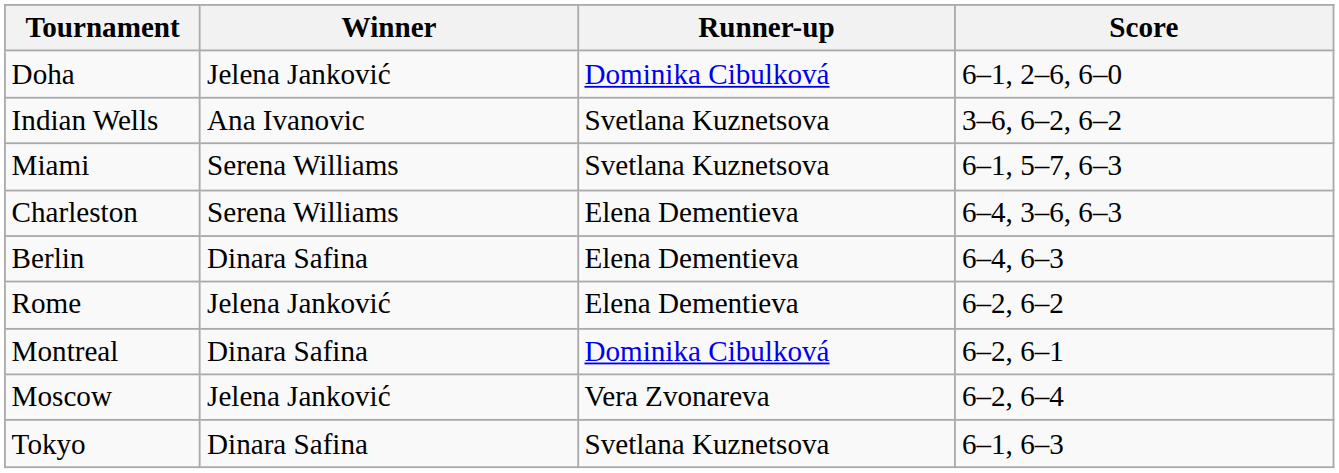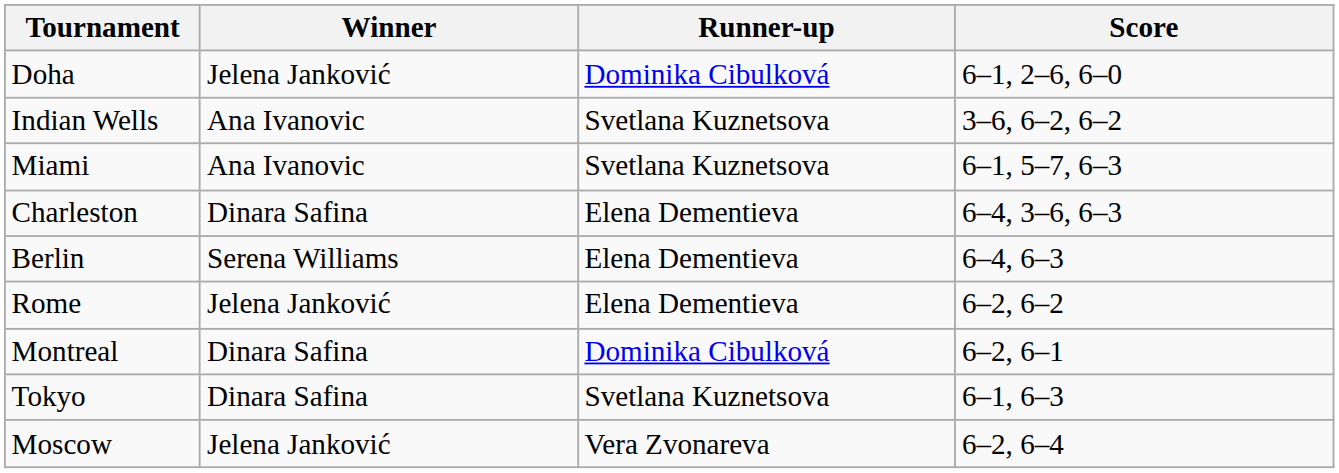(303, 166) Serena Williams -> (286, 166) Ana Ivanovic
(303, 212) Serena Williams -> (287, 212) Dinara Safina
(287, 258) Dinara Safina -> (303, 258) Serena Williams
rows swapped: (49, 443) <-> (62, 397)
